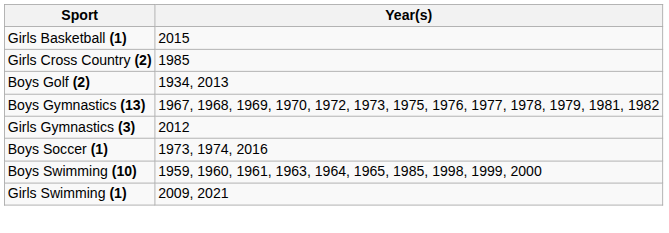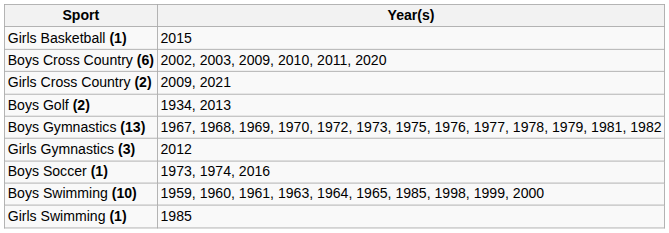+ row: (81, 60)
(174, 60) 1985 -> (196, 82) 2009, 2021
(193, 194) 2009, 2021 -> (176, 216) 1985
